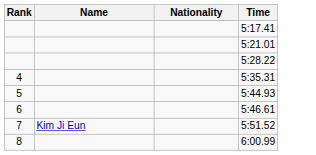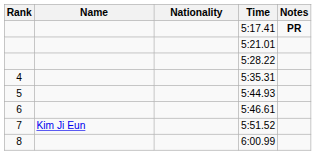+ column: (294, 12)
